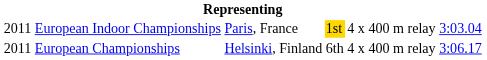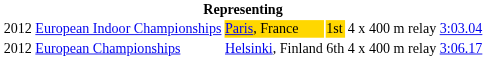(17, 28) 2011 -> (18, 28) 2012
(261, 28) no background -> (262, 28) gold background
(17, 48) 2011 -> (18, 48) 2012
